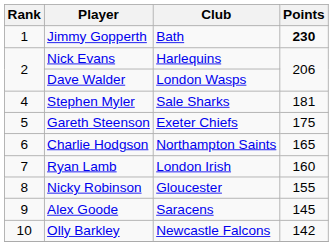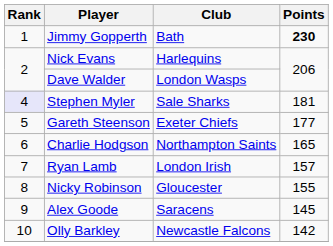(24, 101) no background -> (24, 101) lavender background
(304, 123) 175 -> (304, 123) 177
(304, 166) 160 -> (304, 166) 157
